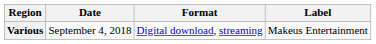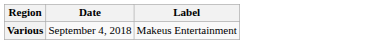- column: (200, 13)
